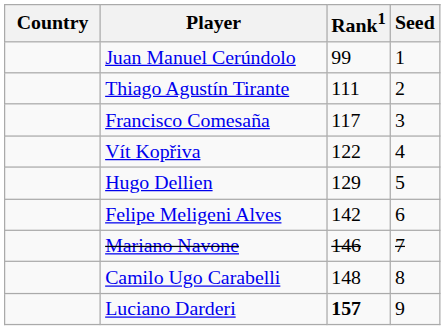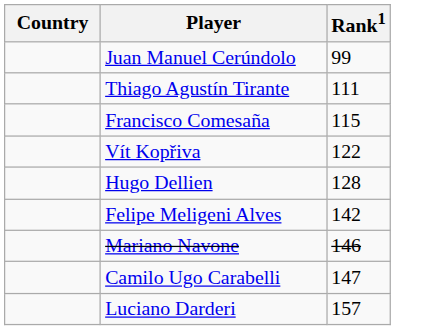- column: (415, 22)
(346, 119) 117 -> (346, 119) 115
(346, 182) 129 -> (346, 182) 128
(346, 277) 148 -> (346, 277) 147
(346, 308) bold -> (346, 308) normal
